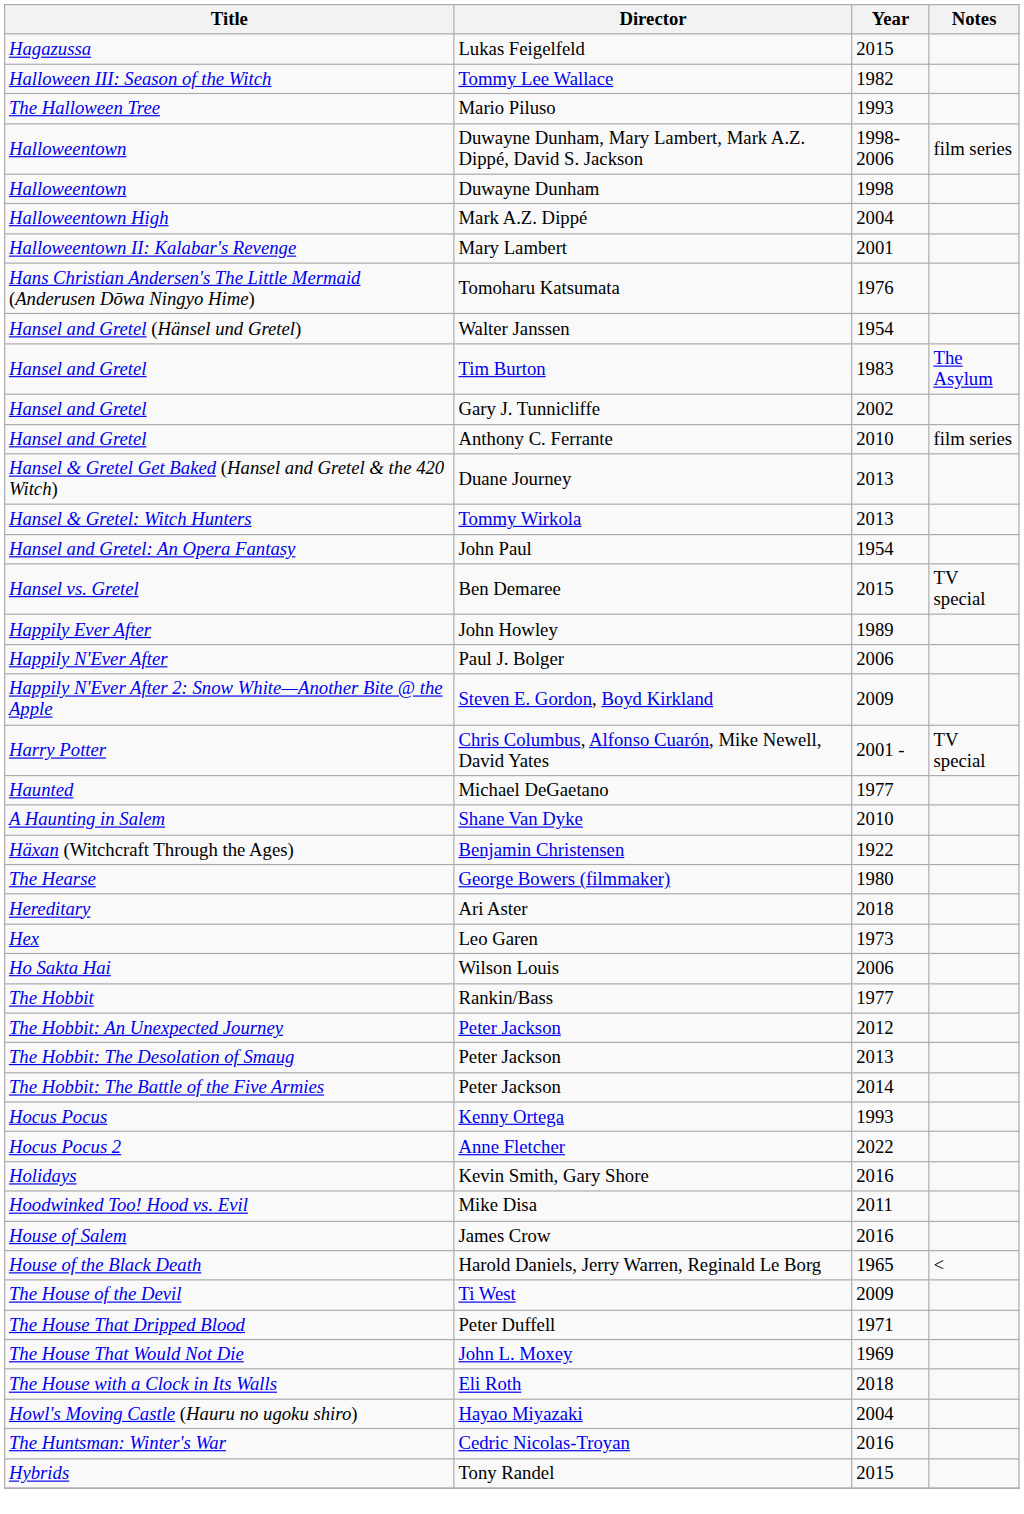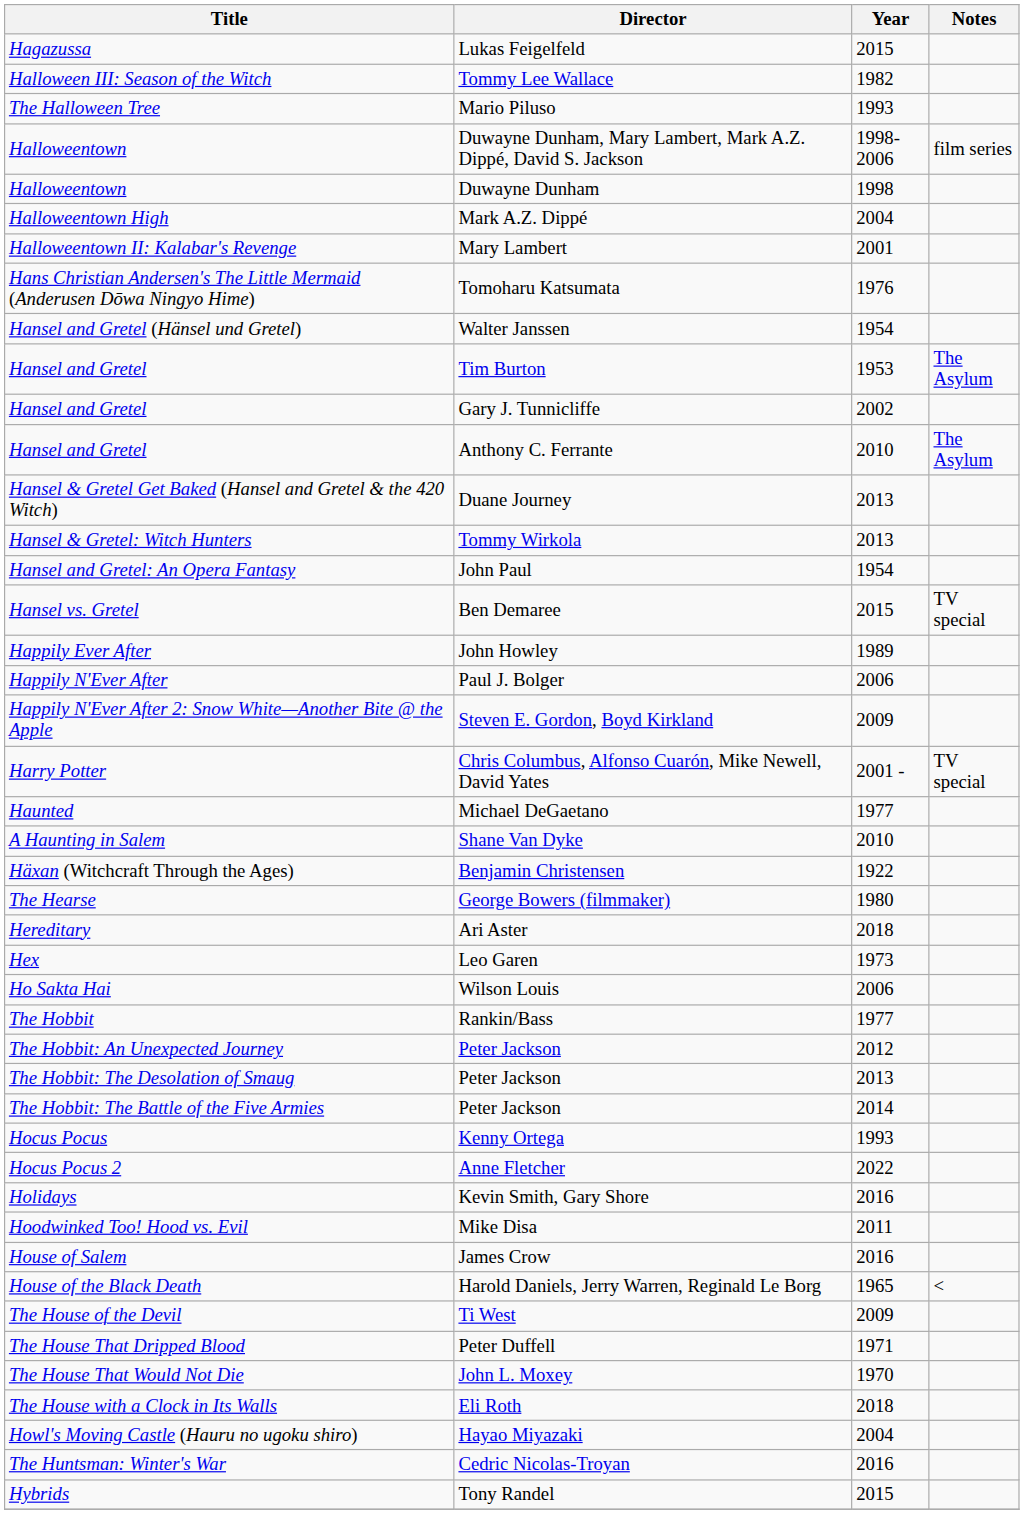(875, 368) 1983 -> (875, 368) 1953
(973, 438) film series -> (963, 449) The Asylum
(875, 1354) 1969 -> (875, 1375) 1970
